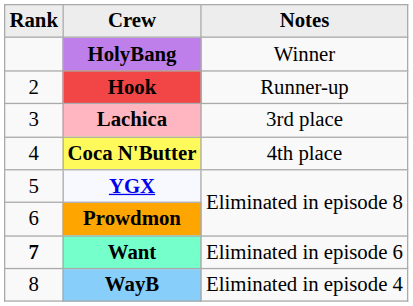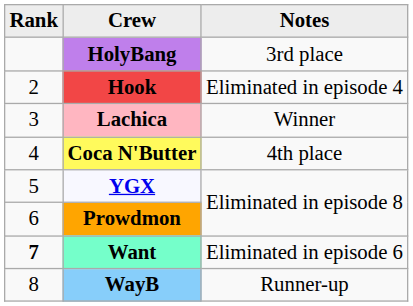(305, 53) Winner -> (304, 53) 3rd place
(304, 86) Runner-up -> (305, 86) Eliminated in episode 4
(304, 119) 3rd place -> (305, 119) Winner
(305, 284) Eliminated in episode 4 -> (304, 284) Runner-up
